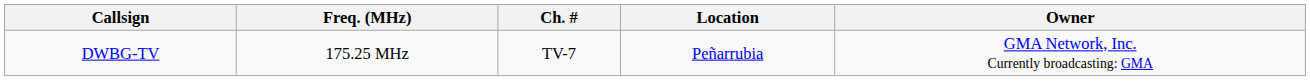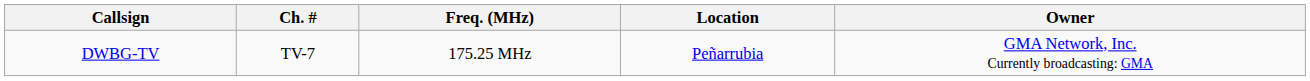columns swapped: (559, 17) <-> (367, 17)
